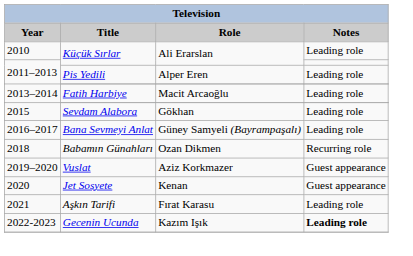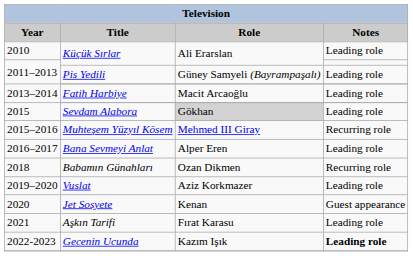(183, 74) Alper Eren -> (249, 74) Güney Samyeli (Bayrampaşalı)
(176, 112) no background -> (196, 112) lightgrey background
+ row: (32, 130)
(230, 130) Güney Samyeli (Bayrampaşalı) -> (203, 149) Alper Eren
(346, 167) Guest appearance -> (354, 186) Leading role
